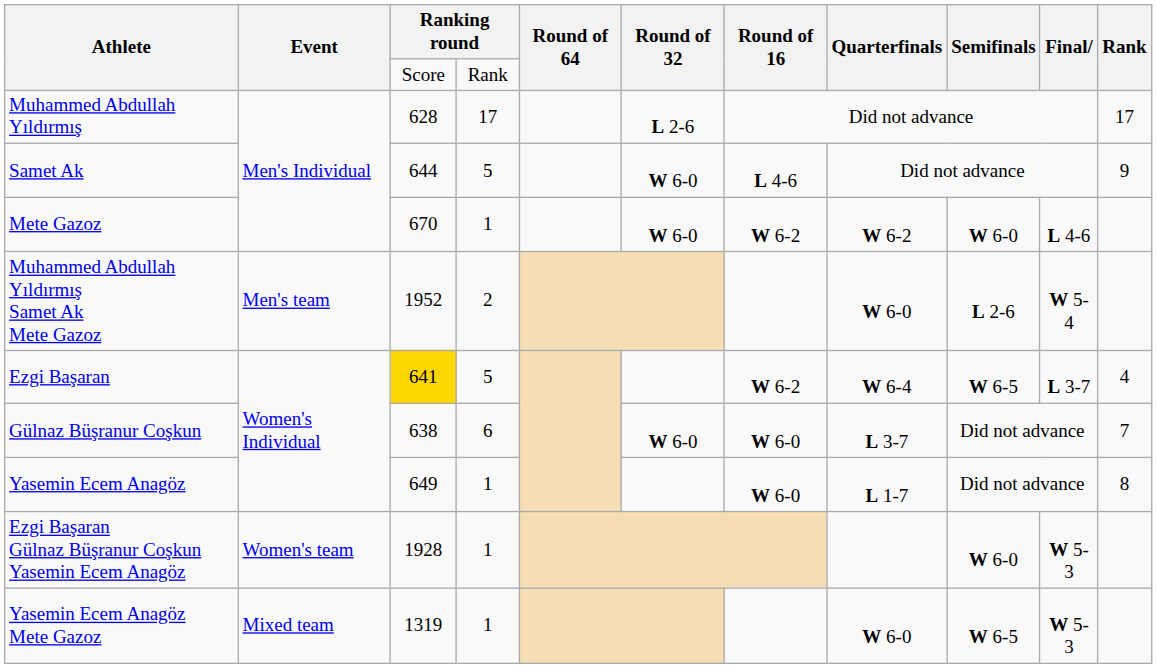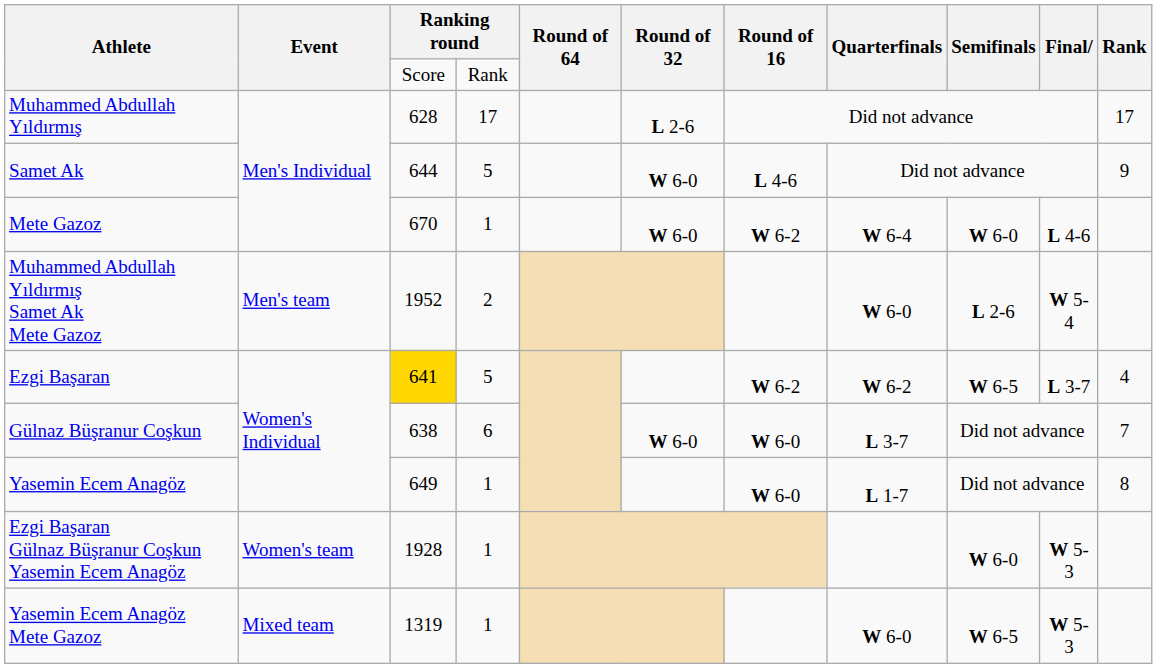(887, 235) W 6-2 -> (887, 235) W 6-4
(887, 388) W 6-4 -> (887, 388) W 6-2
